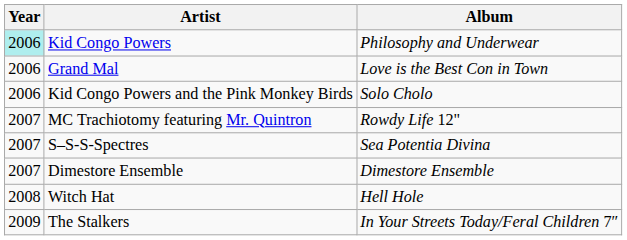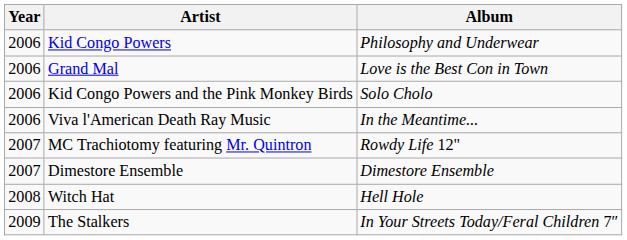(24, 42) paleturquoise background -> (24, 42) no background
+ row: (159, 119)
- row: (98, 145)
